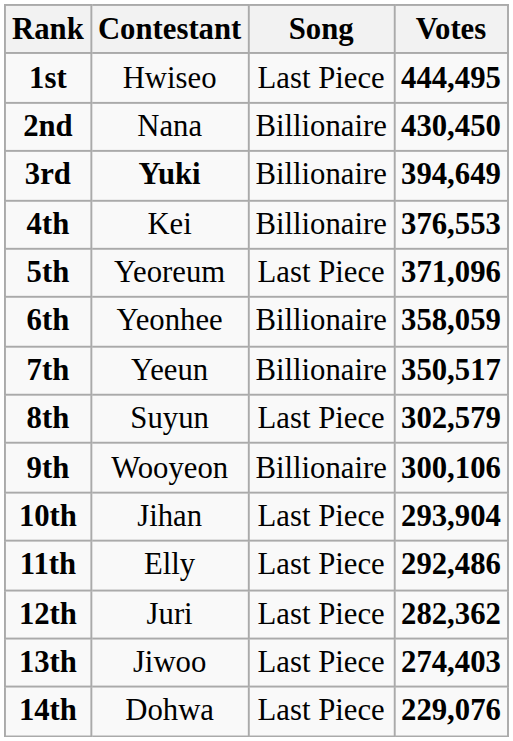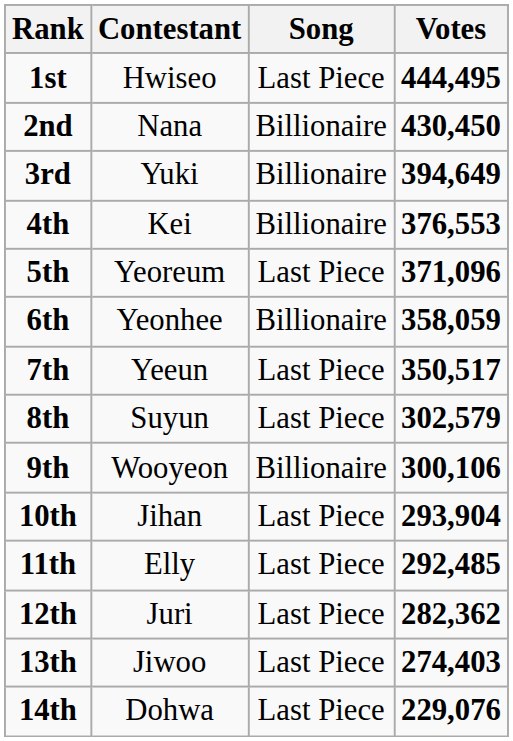(170, 175) bold -> (170, 175) normal
(321, 369) Billionaire -> (321, 369) Last Piece
(451, 564) 292,486 -> (451, 564) 292,485
